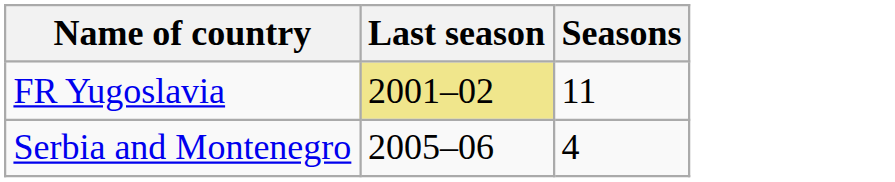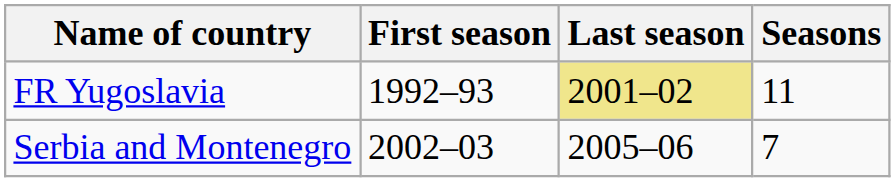+ column: (459, 33)
(571, 147) 4 -> (770, 147) 7
